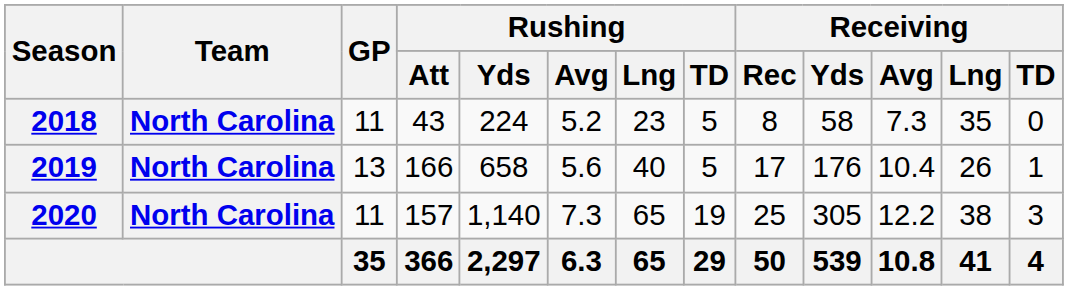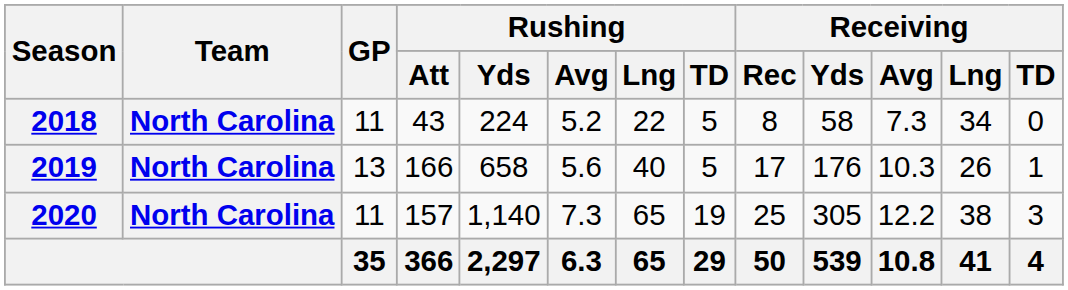(649, 121) 23 -> (649, 121) 22
(976, 121) 35 -> (976, 121) 34
(906, 167) 10.4 -> (906, 167) 10.3
